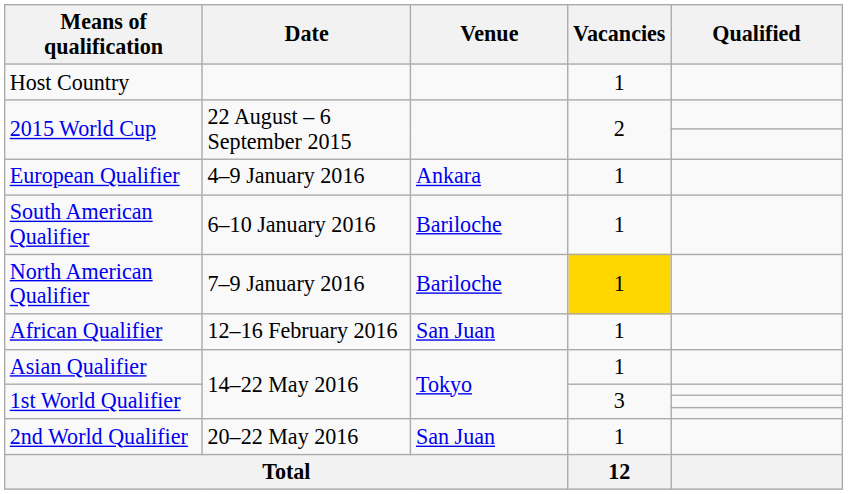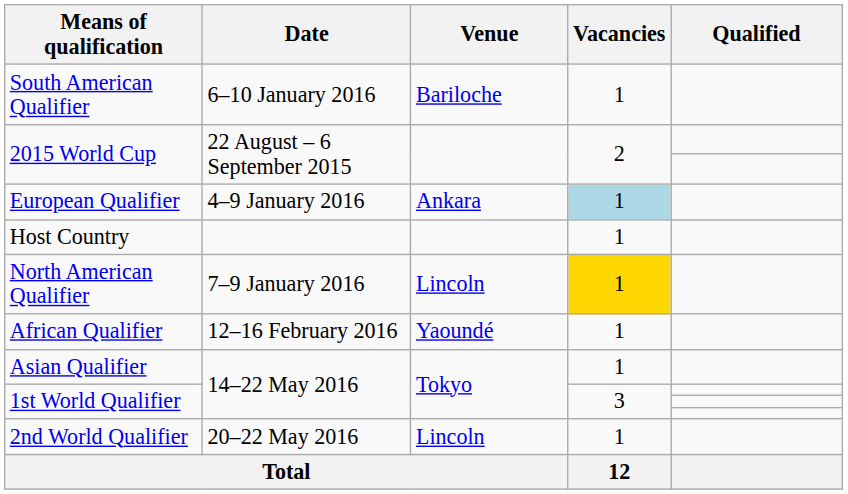rows swapped: (70, 81) <-> (81, 224)
(619, 176) no background -> (619, 201) lightblue background
(459, 284) Bariloche -> (450, 284) Lincoln
(456, 331) San Juan -> (455, 331) Yaoundé
(456, 436) San Juan -> (450, 436) Lincoln
